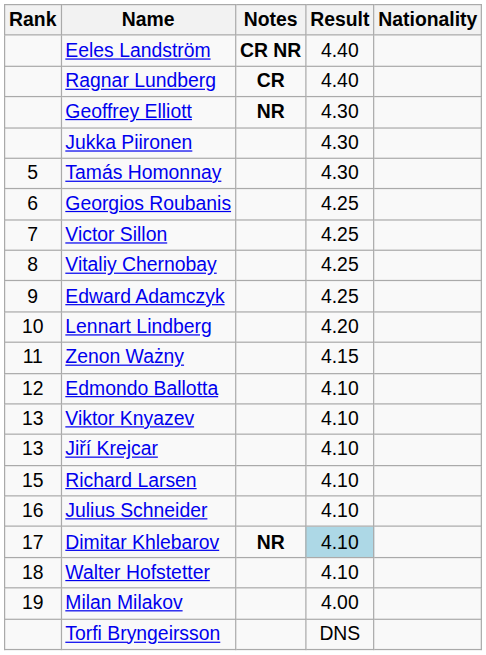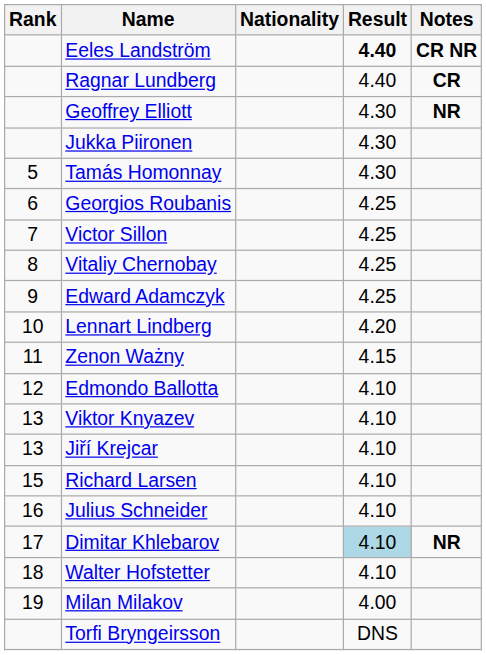columns swapped: (428, 19) <-> (271, 19)
(340, 50) normal -> (377, 50) bold
